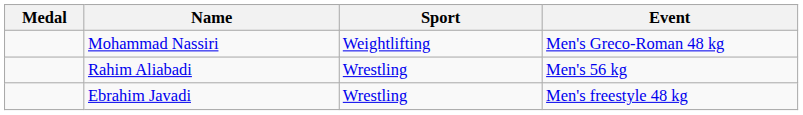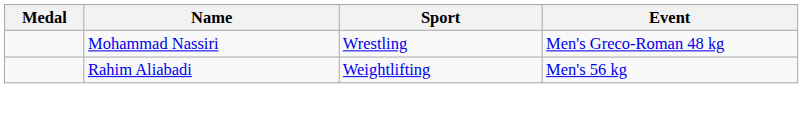(387, 43) Weightlifting -> (375, 43) Wrestling
(375, 69) Wrestling -> (387, 69) Weightlifting
- row: (139, 95)
